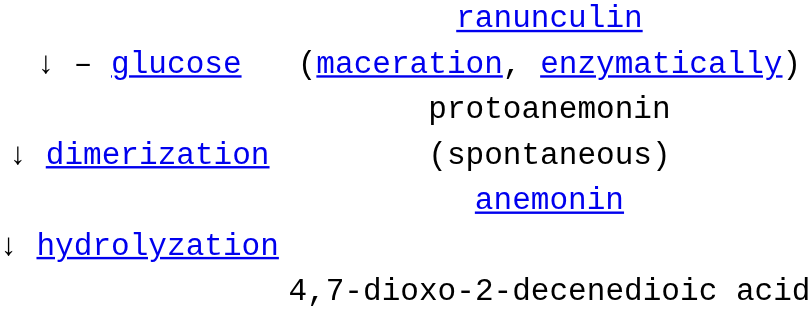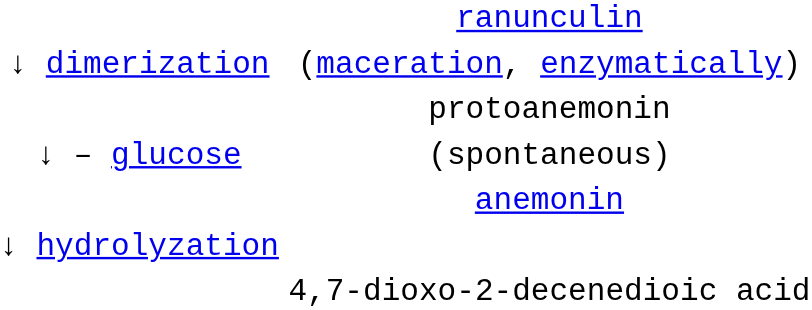(139, 65) ↓ – glucose -> (139, 65) ↓ dimerization
(139, 155) ↓ dimerization -> (139, 155) ↓ – glucose
